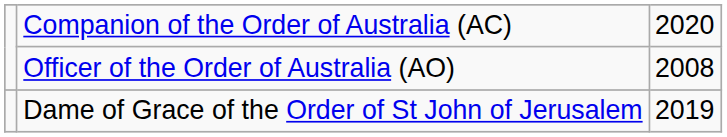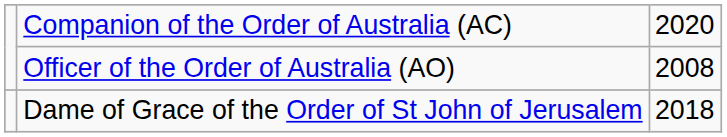(685, 110) 2019 -> (685, 110) 2018
